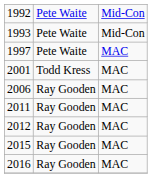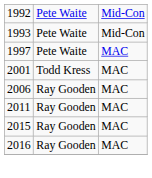- row: (19, 126)
